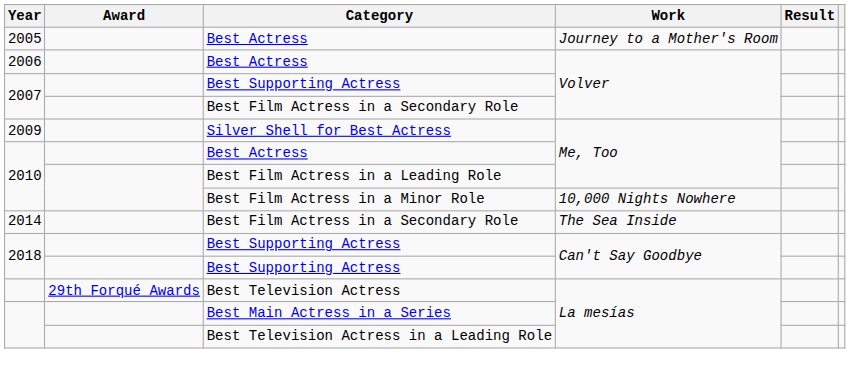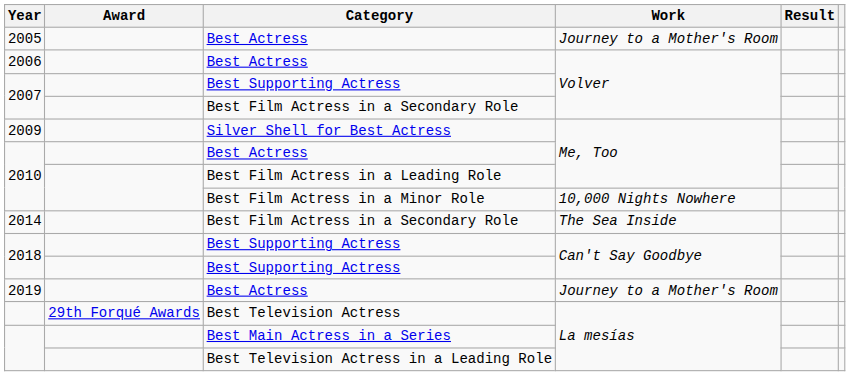+ row: (25, 291)
